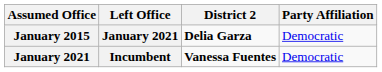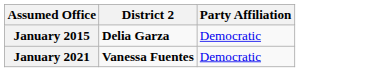- column: (140, 14)
